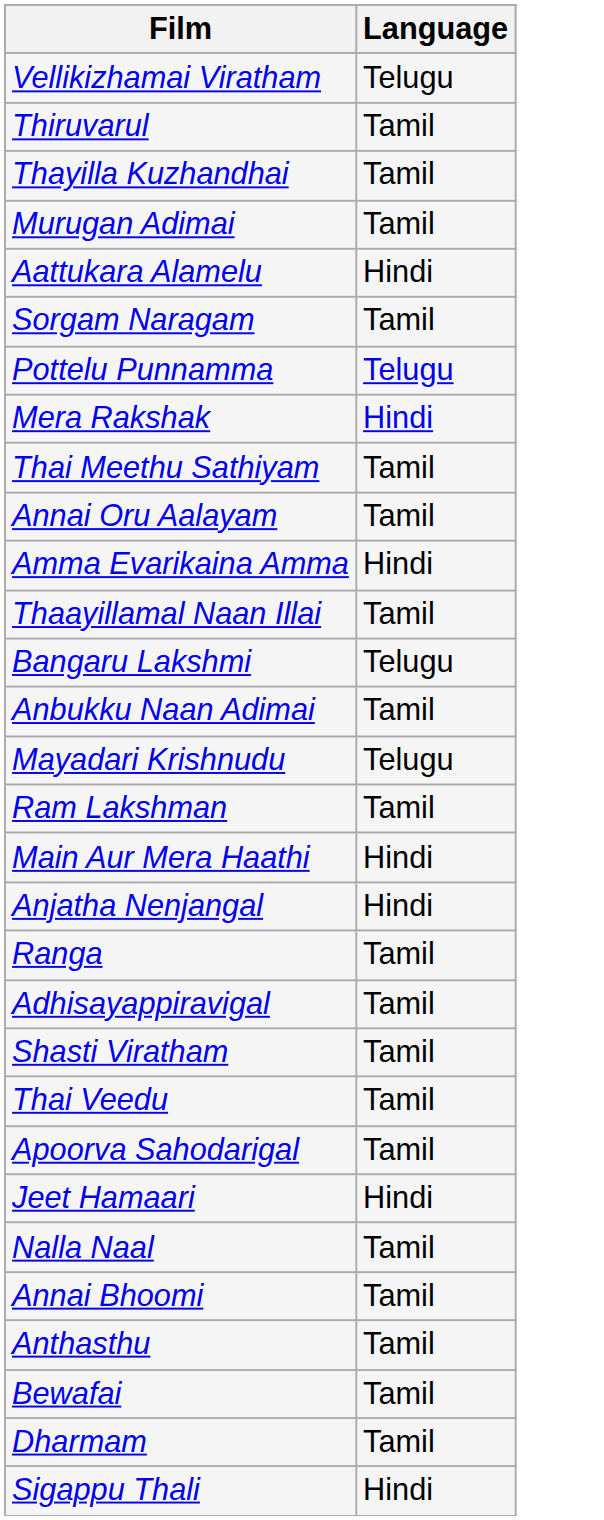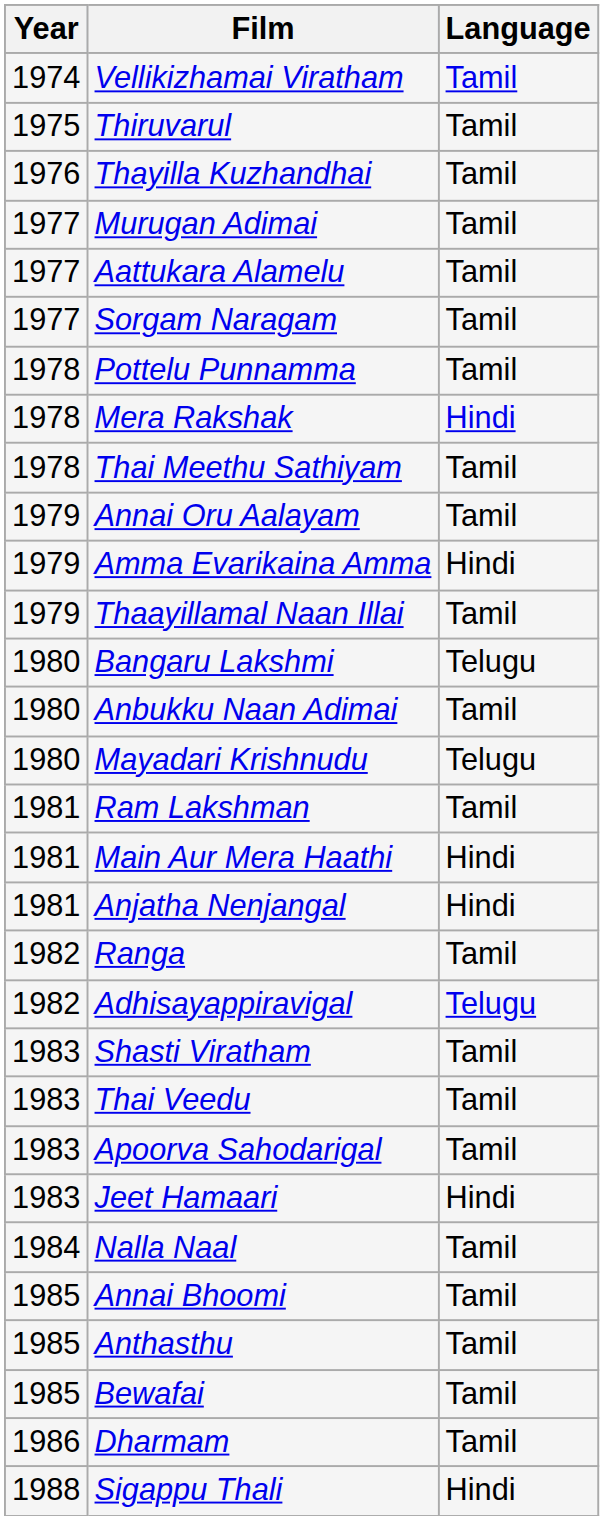+ column: (46, 28)
(408, 77) Telugu -> (481, 77) Tamil
(398, 272) Hindi -> (481, 272) Tamil
(408, 369) Telugu -> (481, 369) Tamil
(399, 1003) Tamil -> (491, 1003) Telugu
